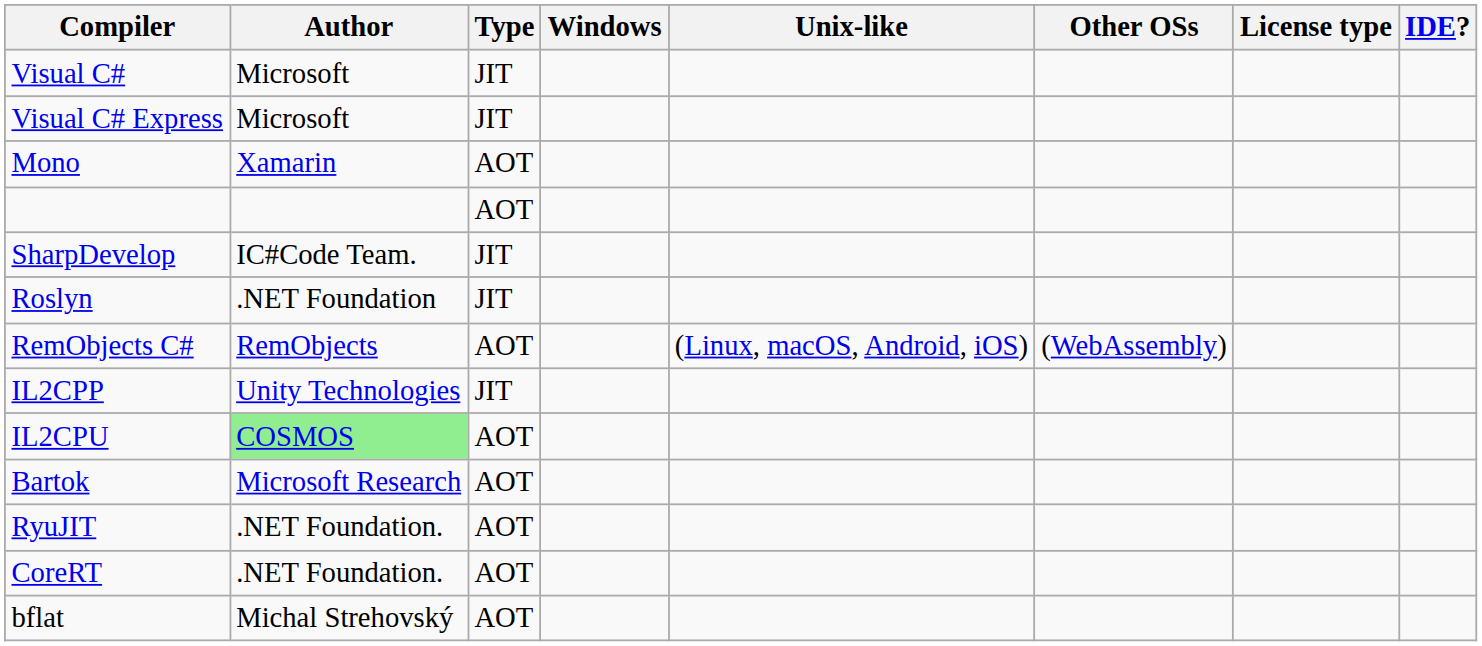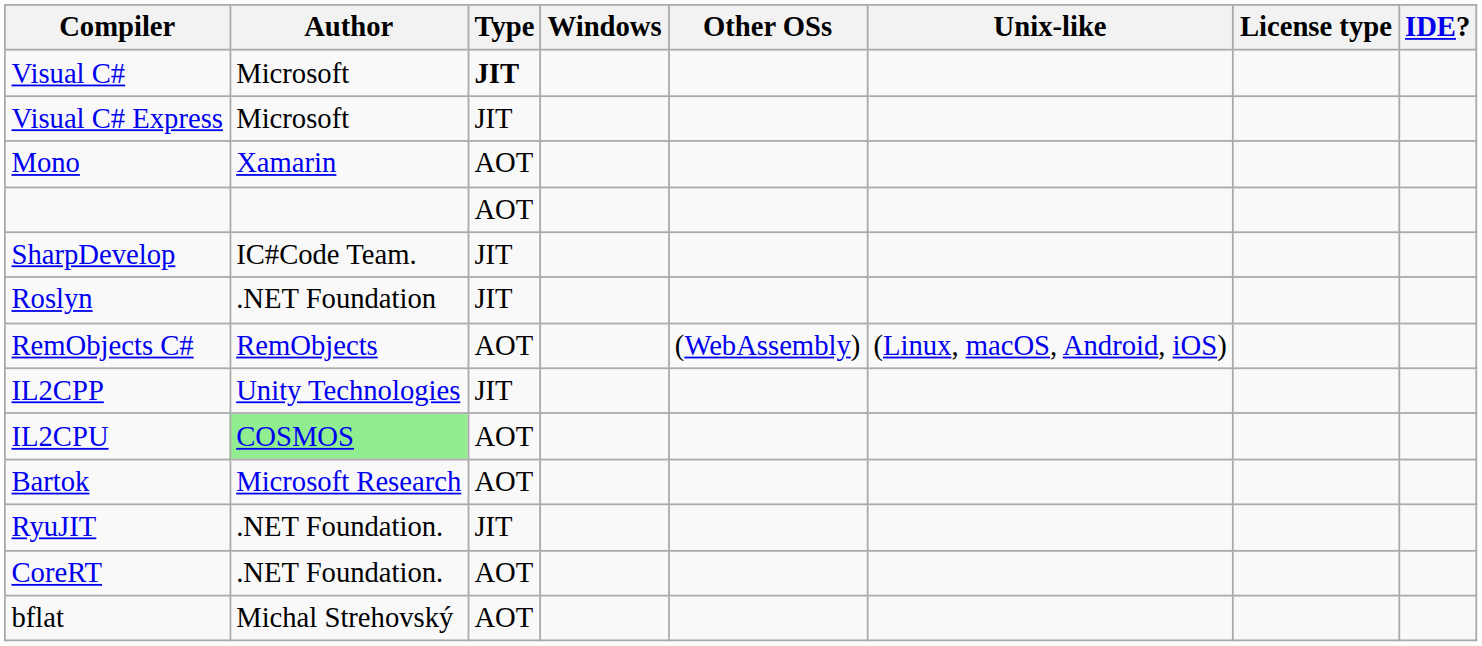columns swapped: (851, 27) <-> (1134, 27)
(494, 72) normal -> (497, 72) bold
(504, 526) AOT -> (494, 526) JIT
